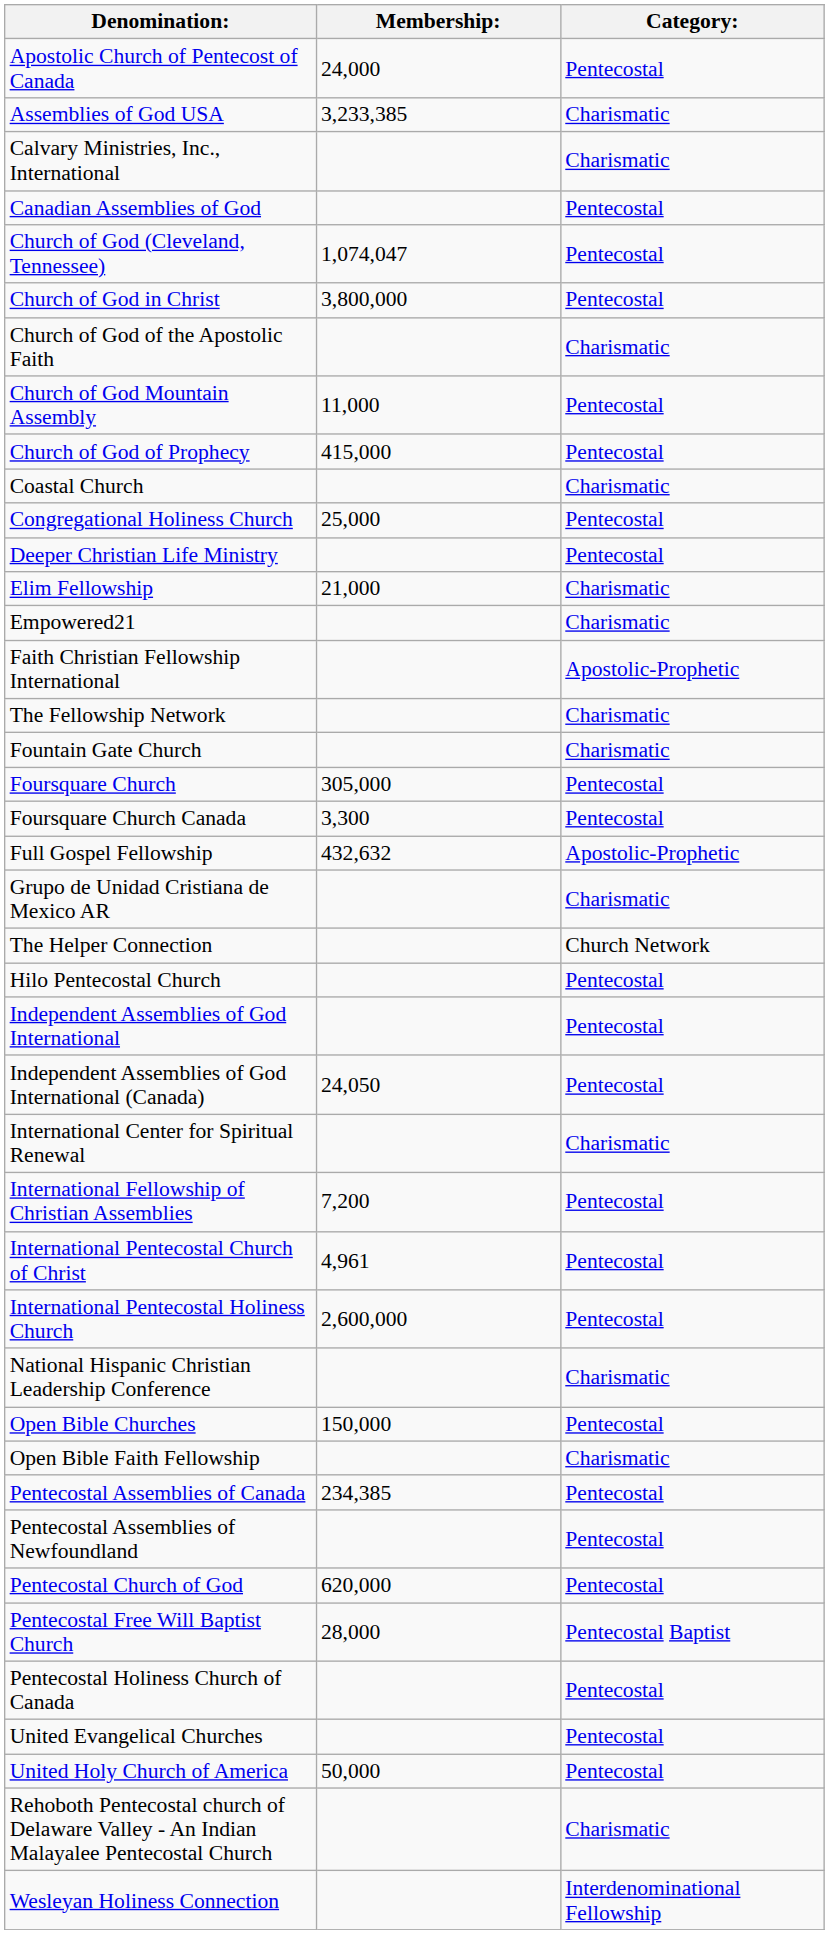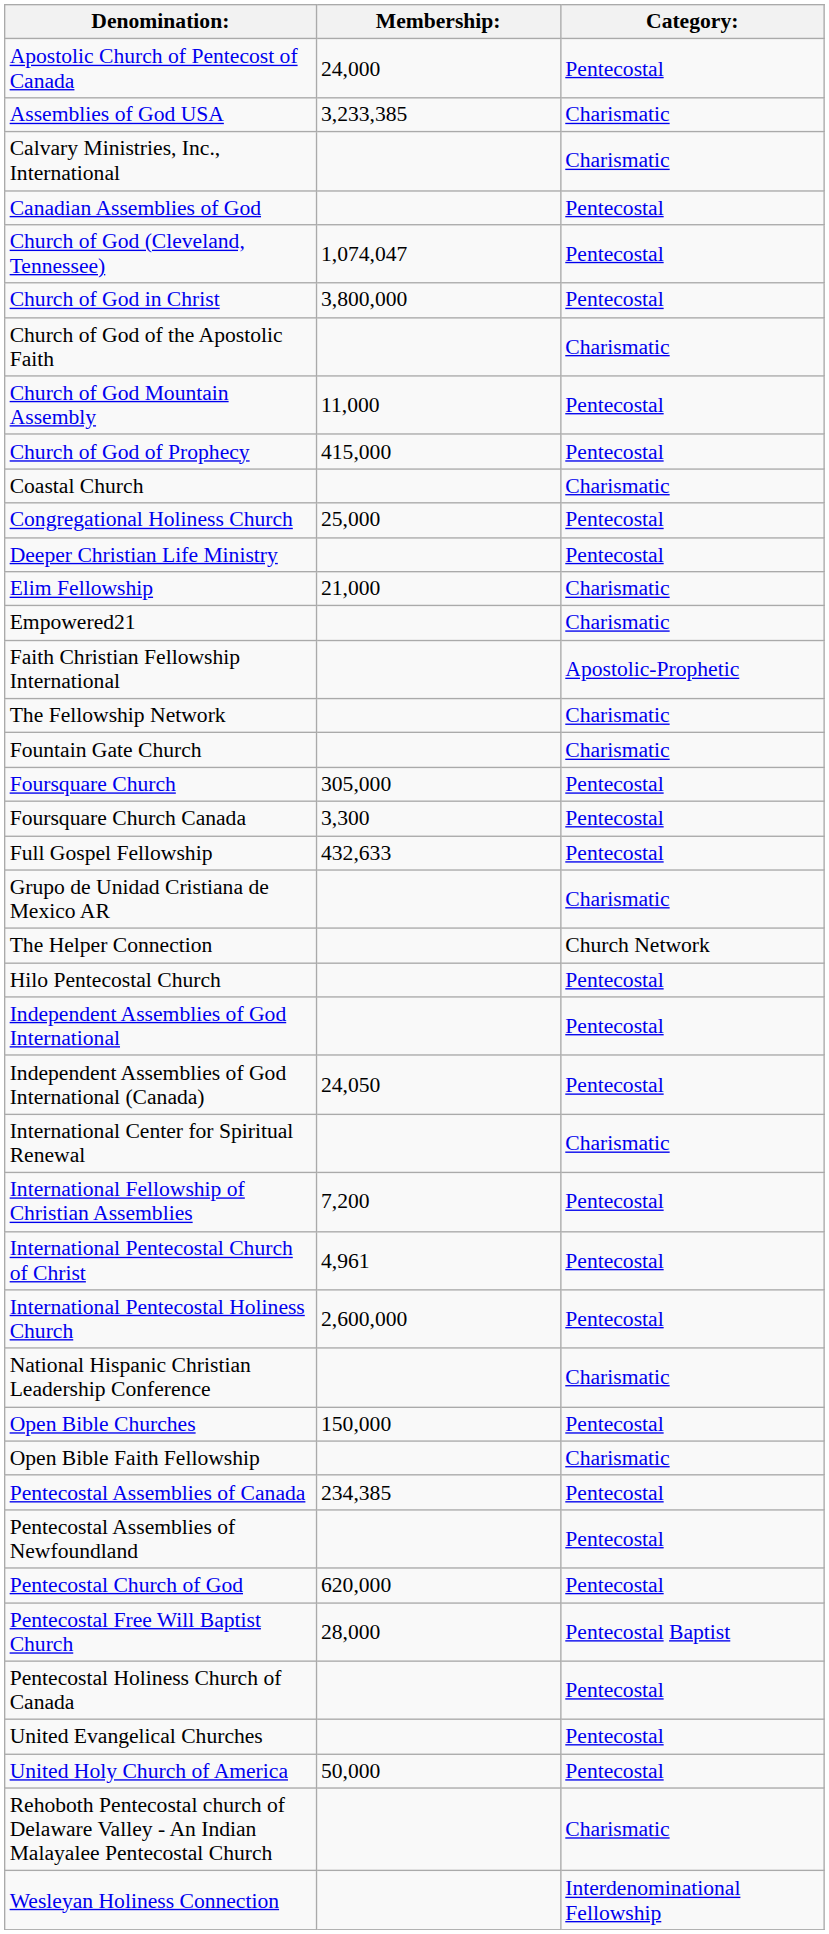(356, 852) 432,632 -> (356, 852) 432,633
(652, 852) Apostolic-Prophetic -> (614, 852) Pentecostal
